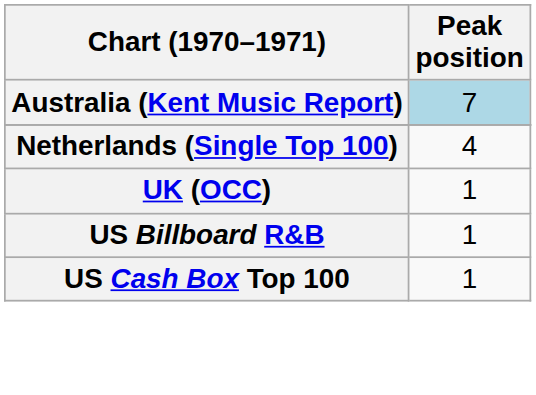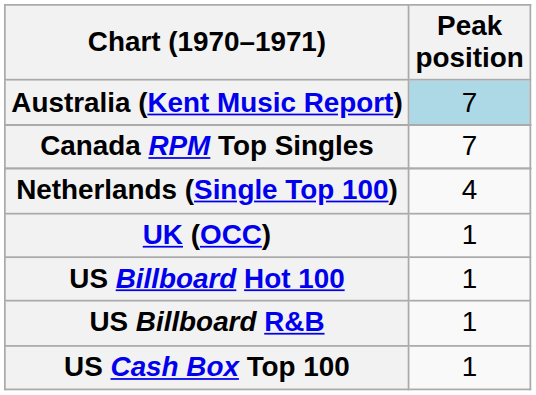+ row: (207, 146)
+ row: (207, 278)
